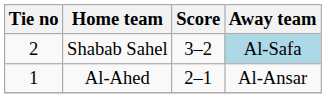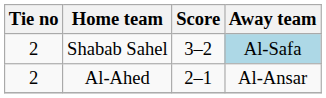(34, 78) 1 -> (34, 78) 2
